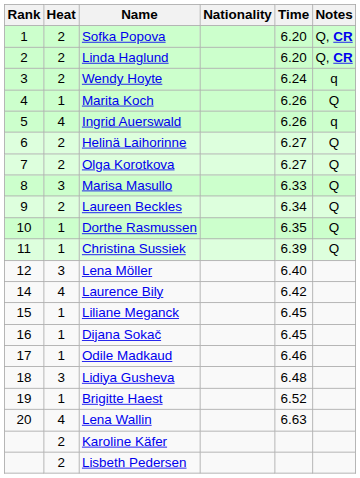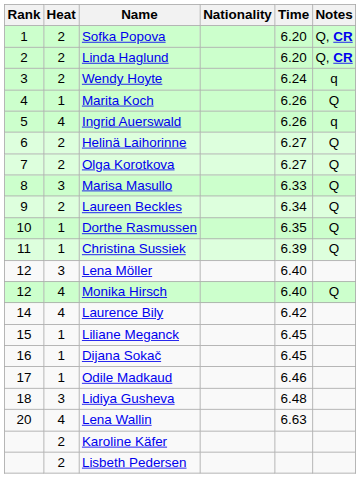+ row: (124, 292)
- row: (122, 398)
